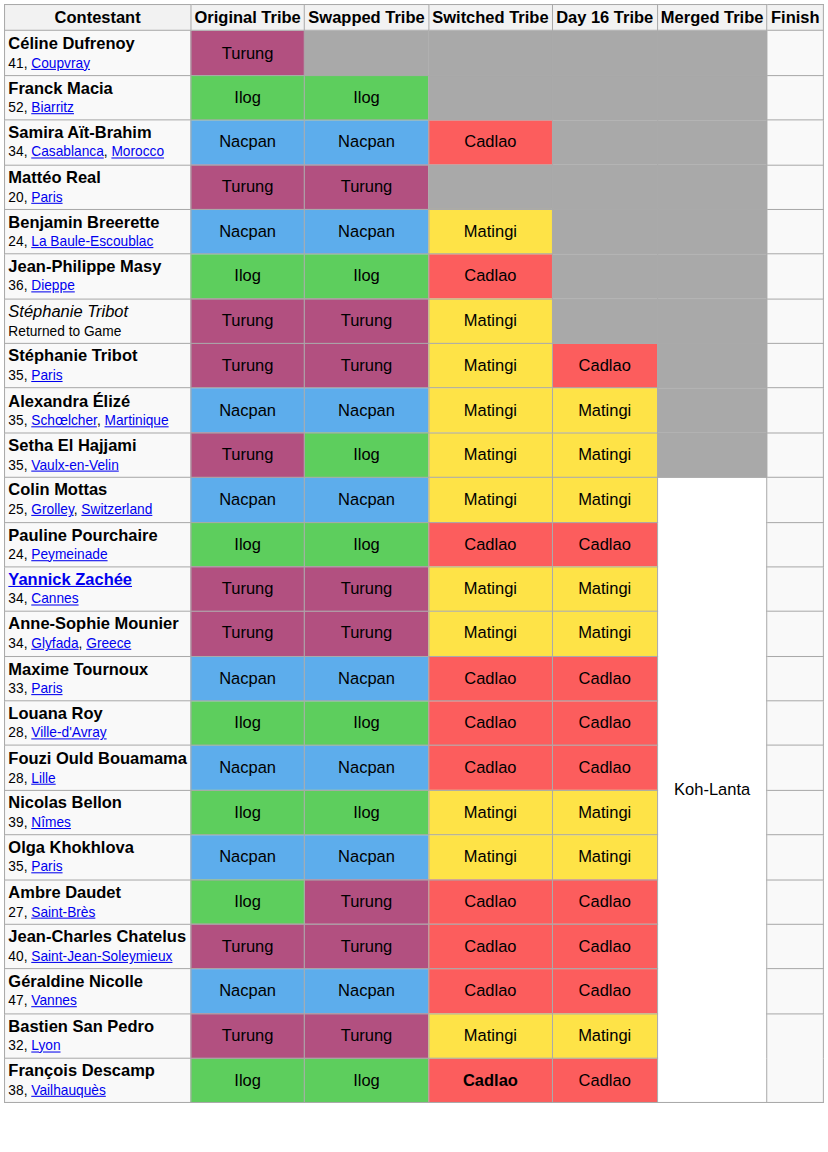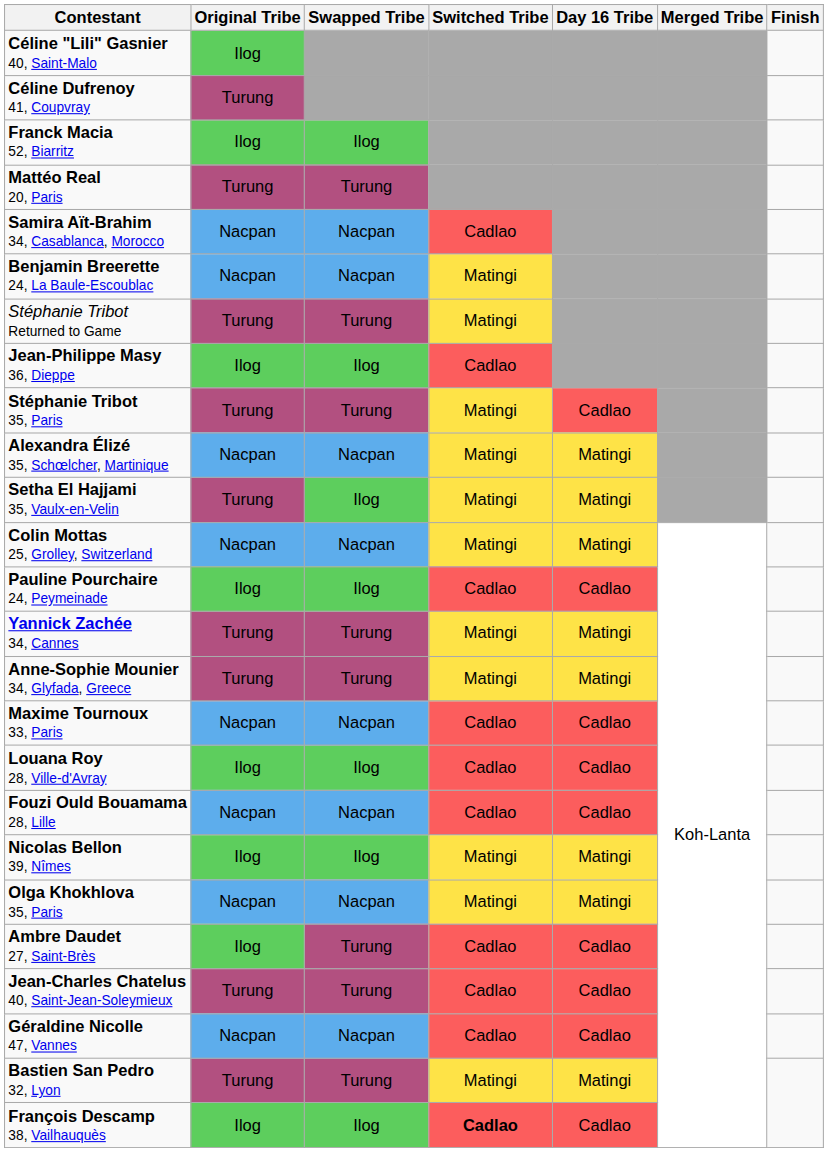+ row: (88, 52)
rows swapped: (55, 187) <-> (86, 142)
rows swapped: (68, 321) <-> (85, 276)
